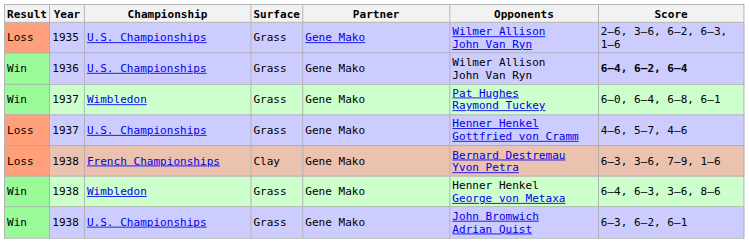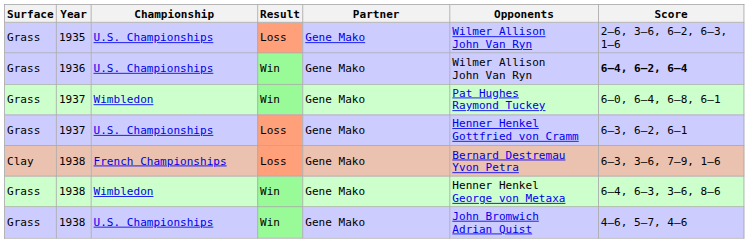columns swapped: (27, 13) <-> (277, 13)
(644, 130) 4–6, 5–7, 4–6 -> (644, 130) 6–3, 6–2, 6–1
(644, 222) 6–3, 6–2, 6–1 -> (644, 222) 4–6, 5–7, 4–6
